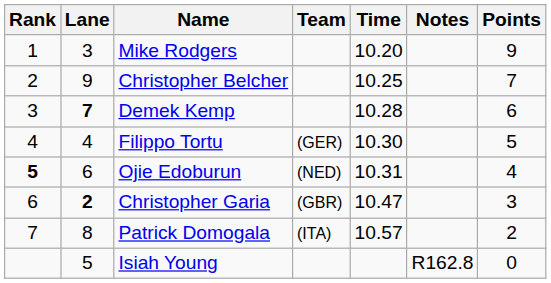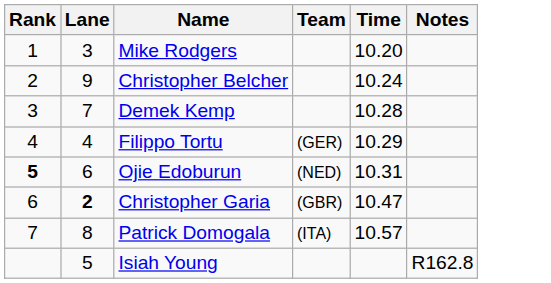- column: (512, 19)
(379, 80) 10.25 -> (379, 80) 10.24
(87, 111) bold -> (87, 111) normal
(379, 141) 10.30 -> (379, 141) 10.29
